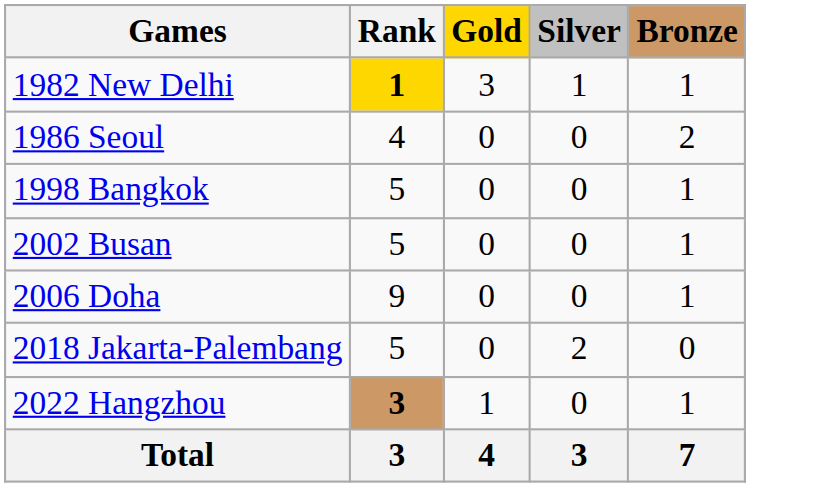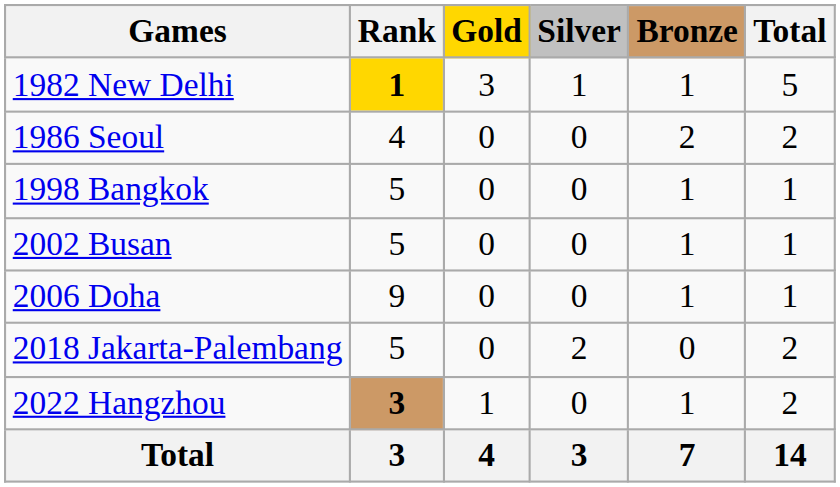+ column: (790, 31)
